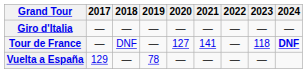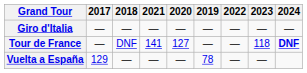columns swapped: (154, 12) <-> (208, 12)
